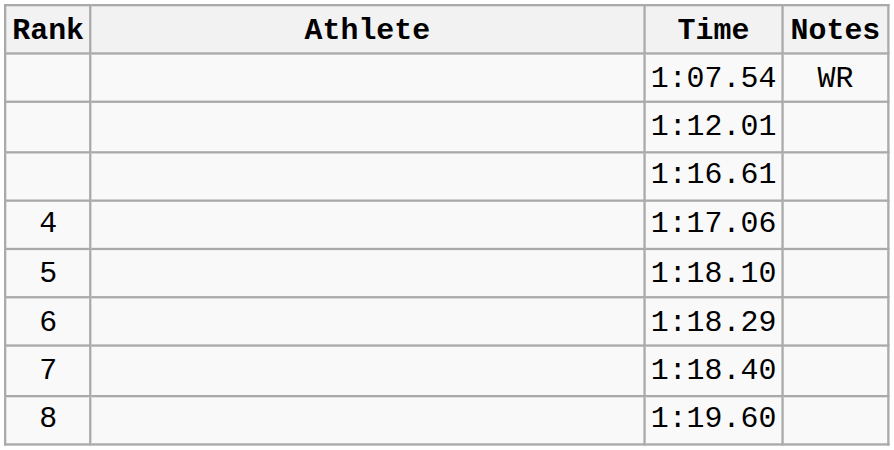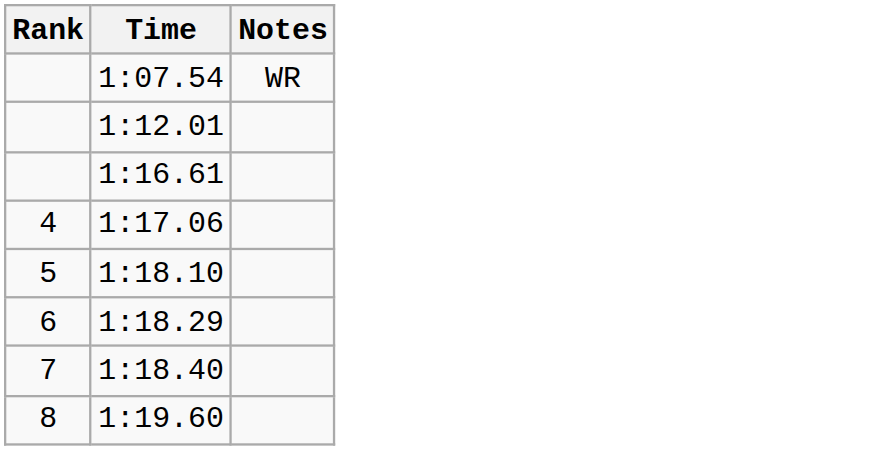- column: (367, 30)
